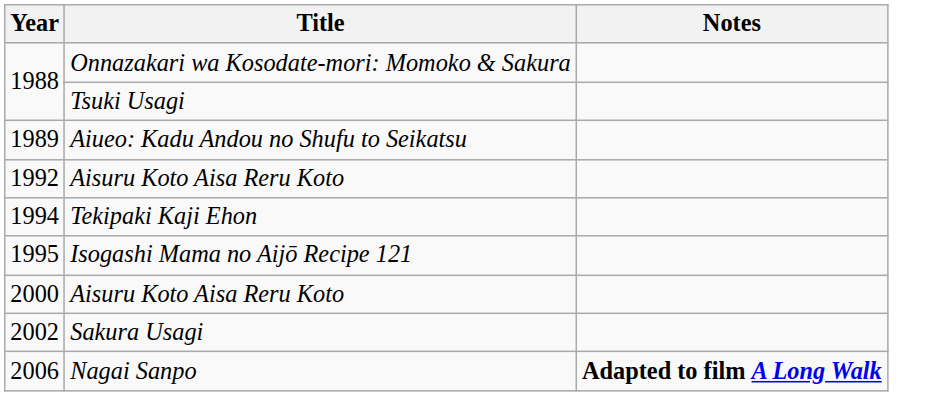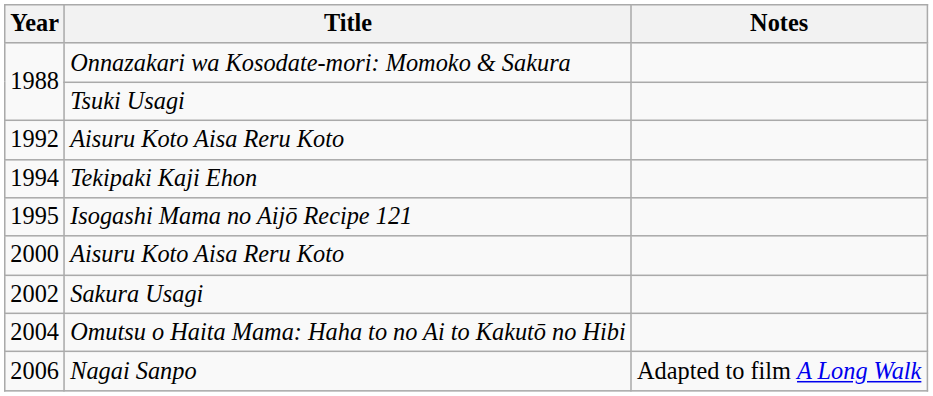- row: (35, 139)
+ row: (35, 332)
(732, 370) bold -> (779, 370) normal
